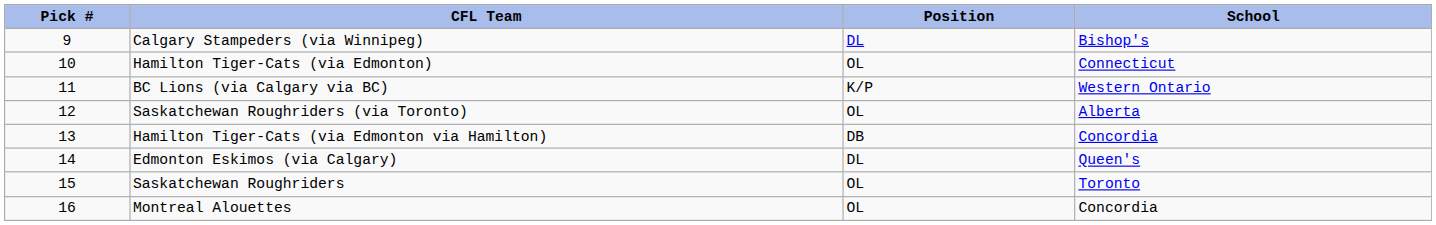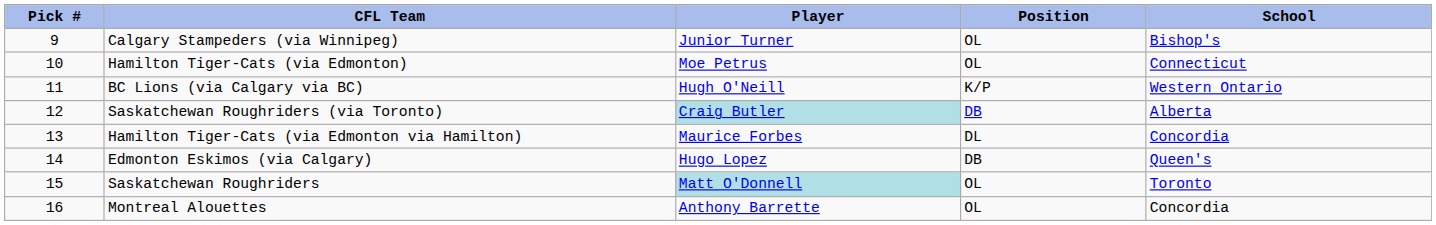+ column: (818, 17)
(855, 40) DL -> (973, 40) OL
(855, 112) OL -> (973, 112) DB
(855, 136) DB -> (973, 136) DL
(855, 160) DL -> (973, 160) DB
